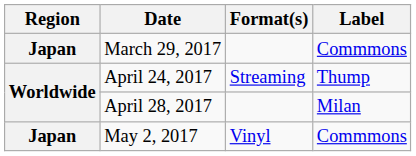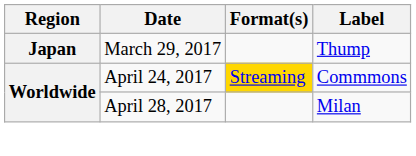(362, 48) Commmons -> (343, 48) Thump
(268, 77) no background -> (268, 77) gold background
(343, 77) Thump -> (362, 77) Commmons
- row: (151, 135)
